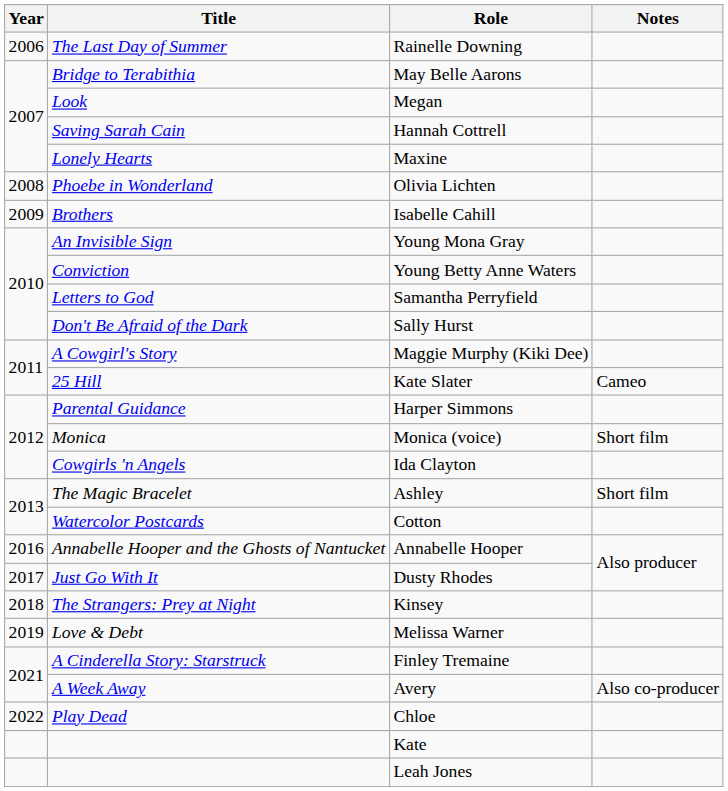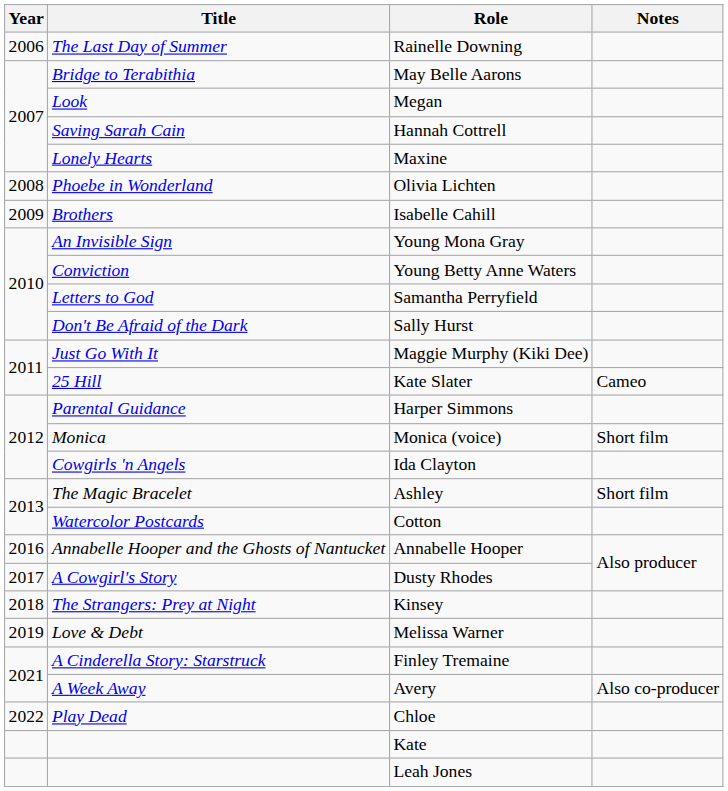(114, 353) A Cowgirl's Story -> (105, 353) Just Go With It
(105, 576) Just Go With It -> (114, 576) A Cowgirl's Story
